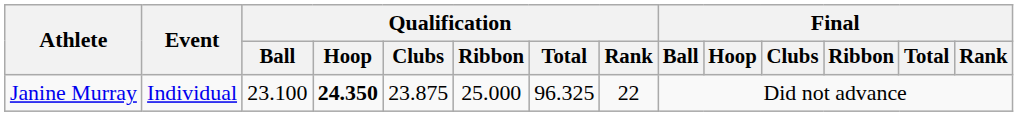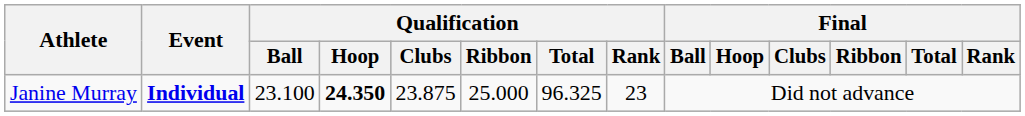(192, 93) normal -> (196, 93) bold
(629, 93) 22 -> (636, 93) 23
